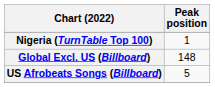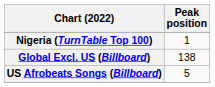(187, 57) 148 -> (187, 57) 138
